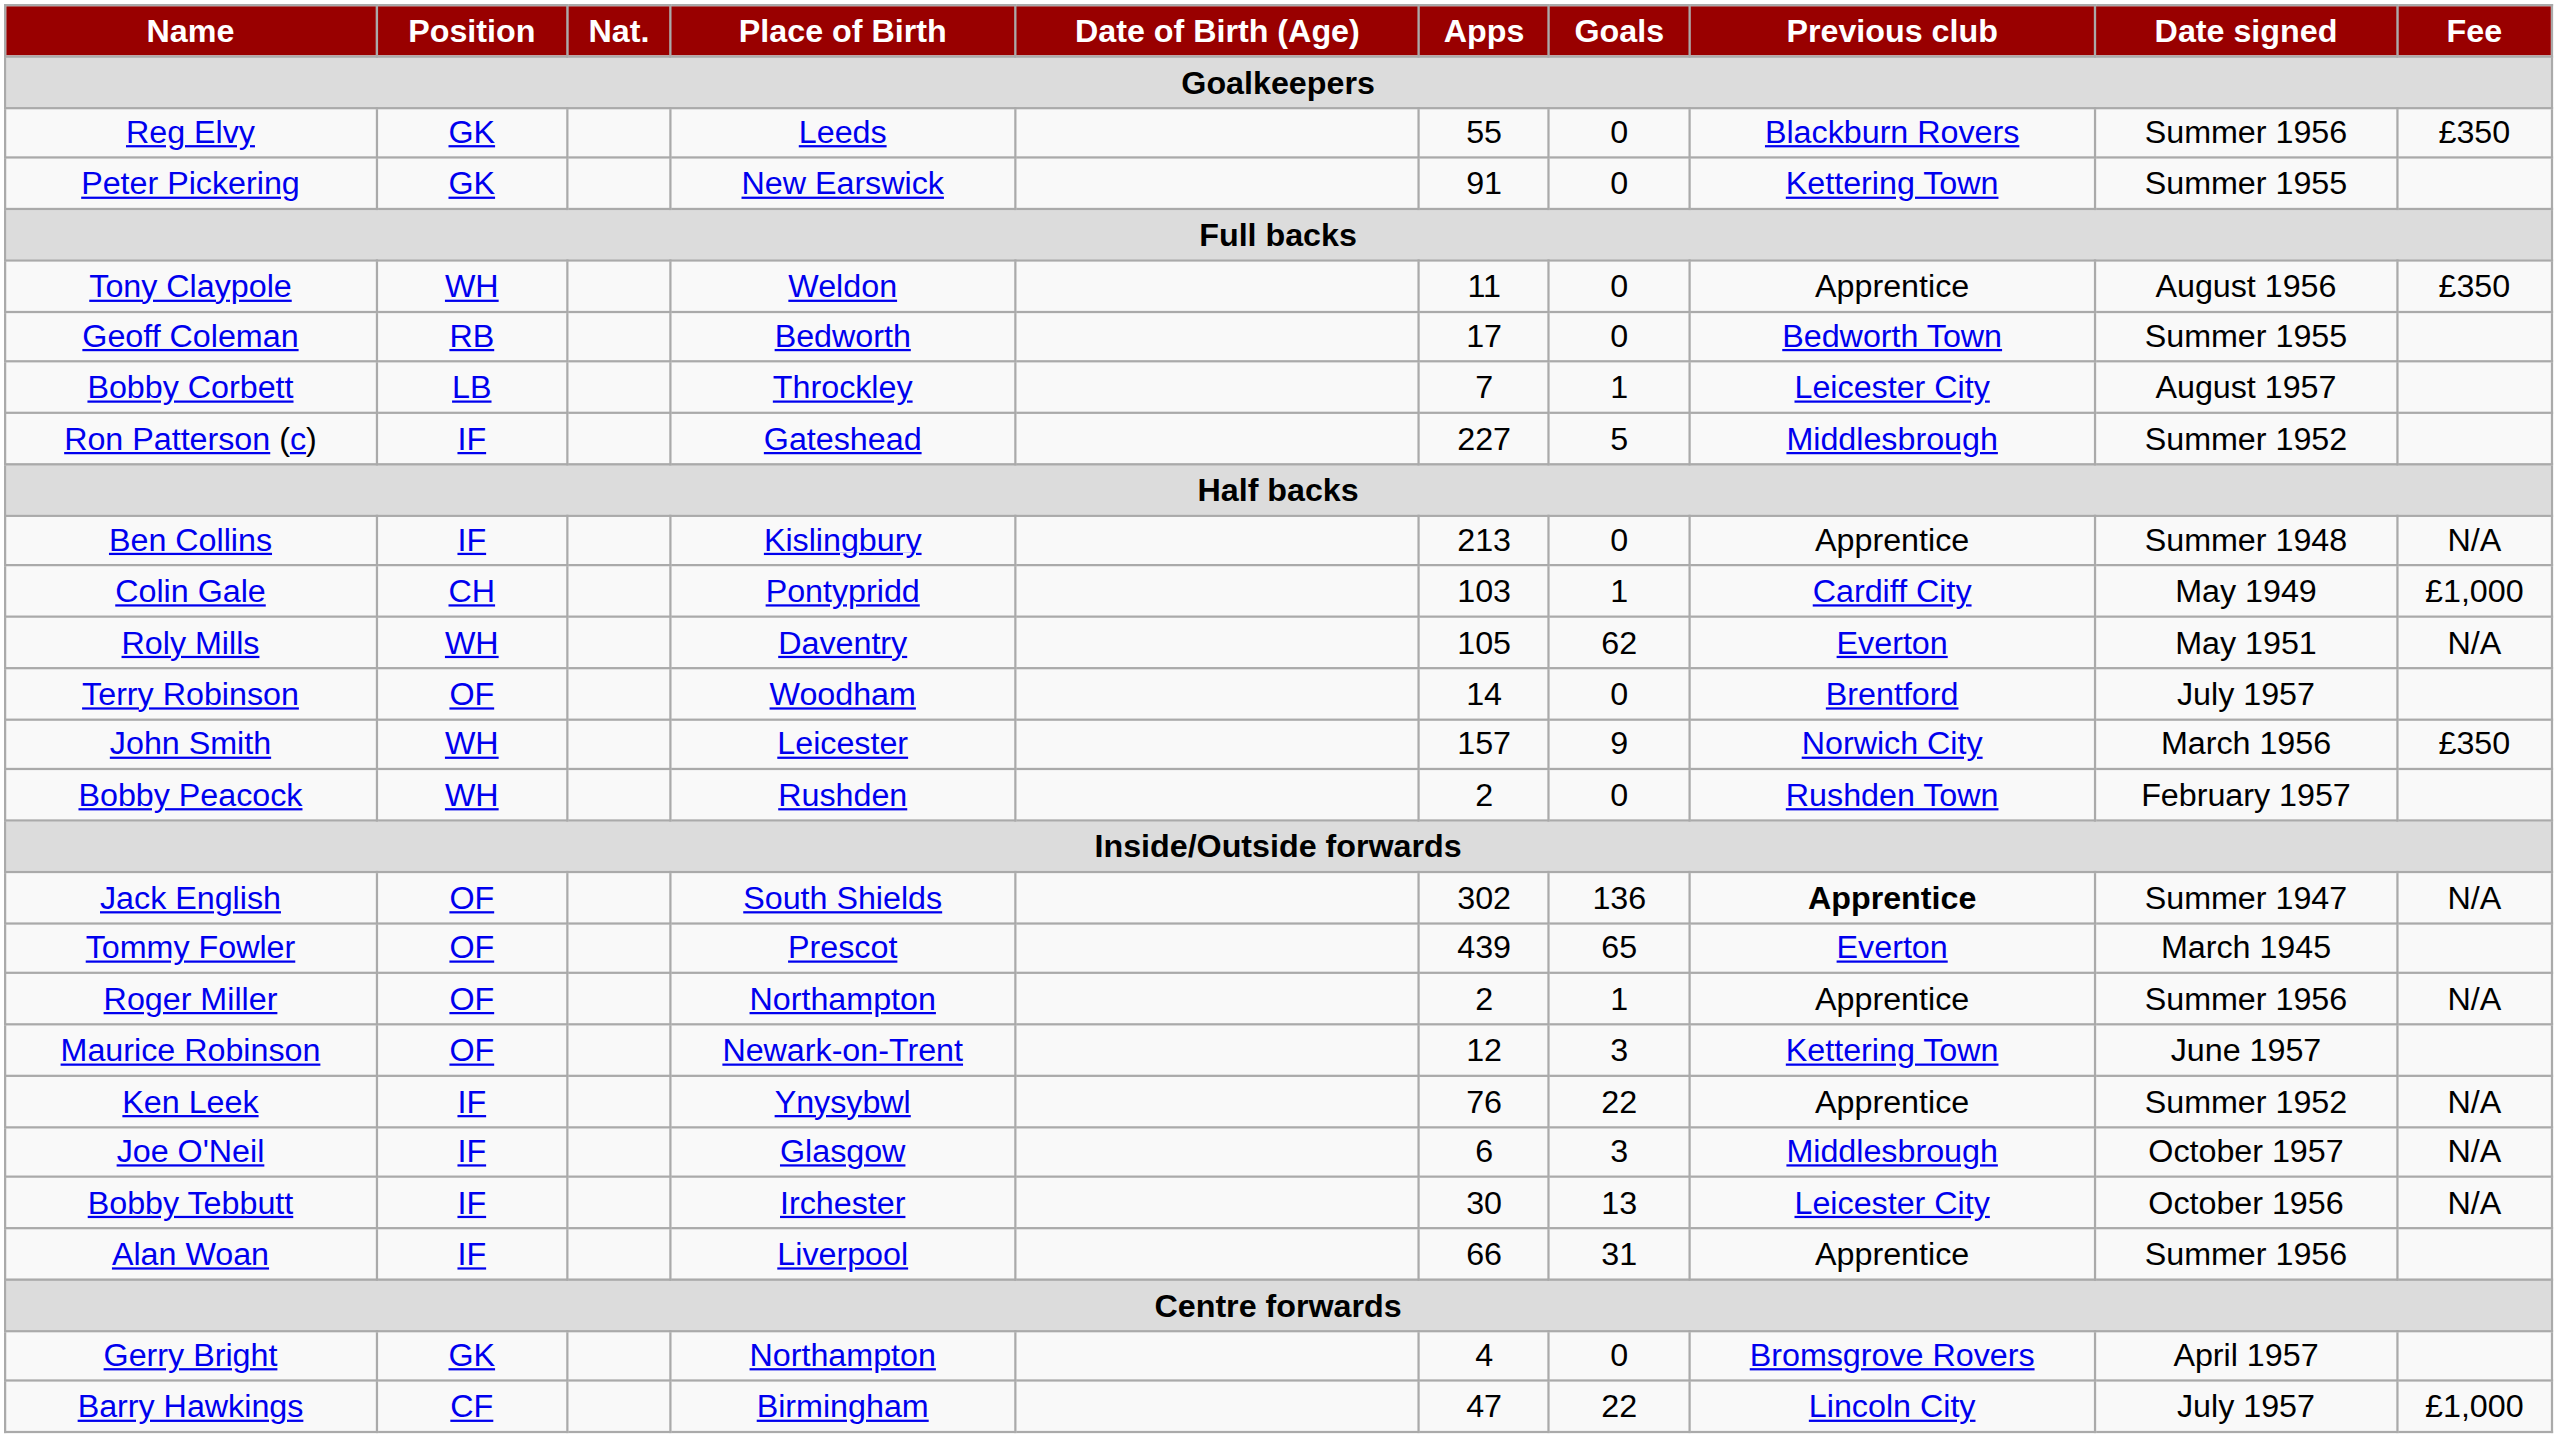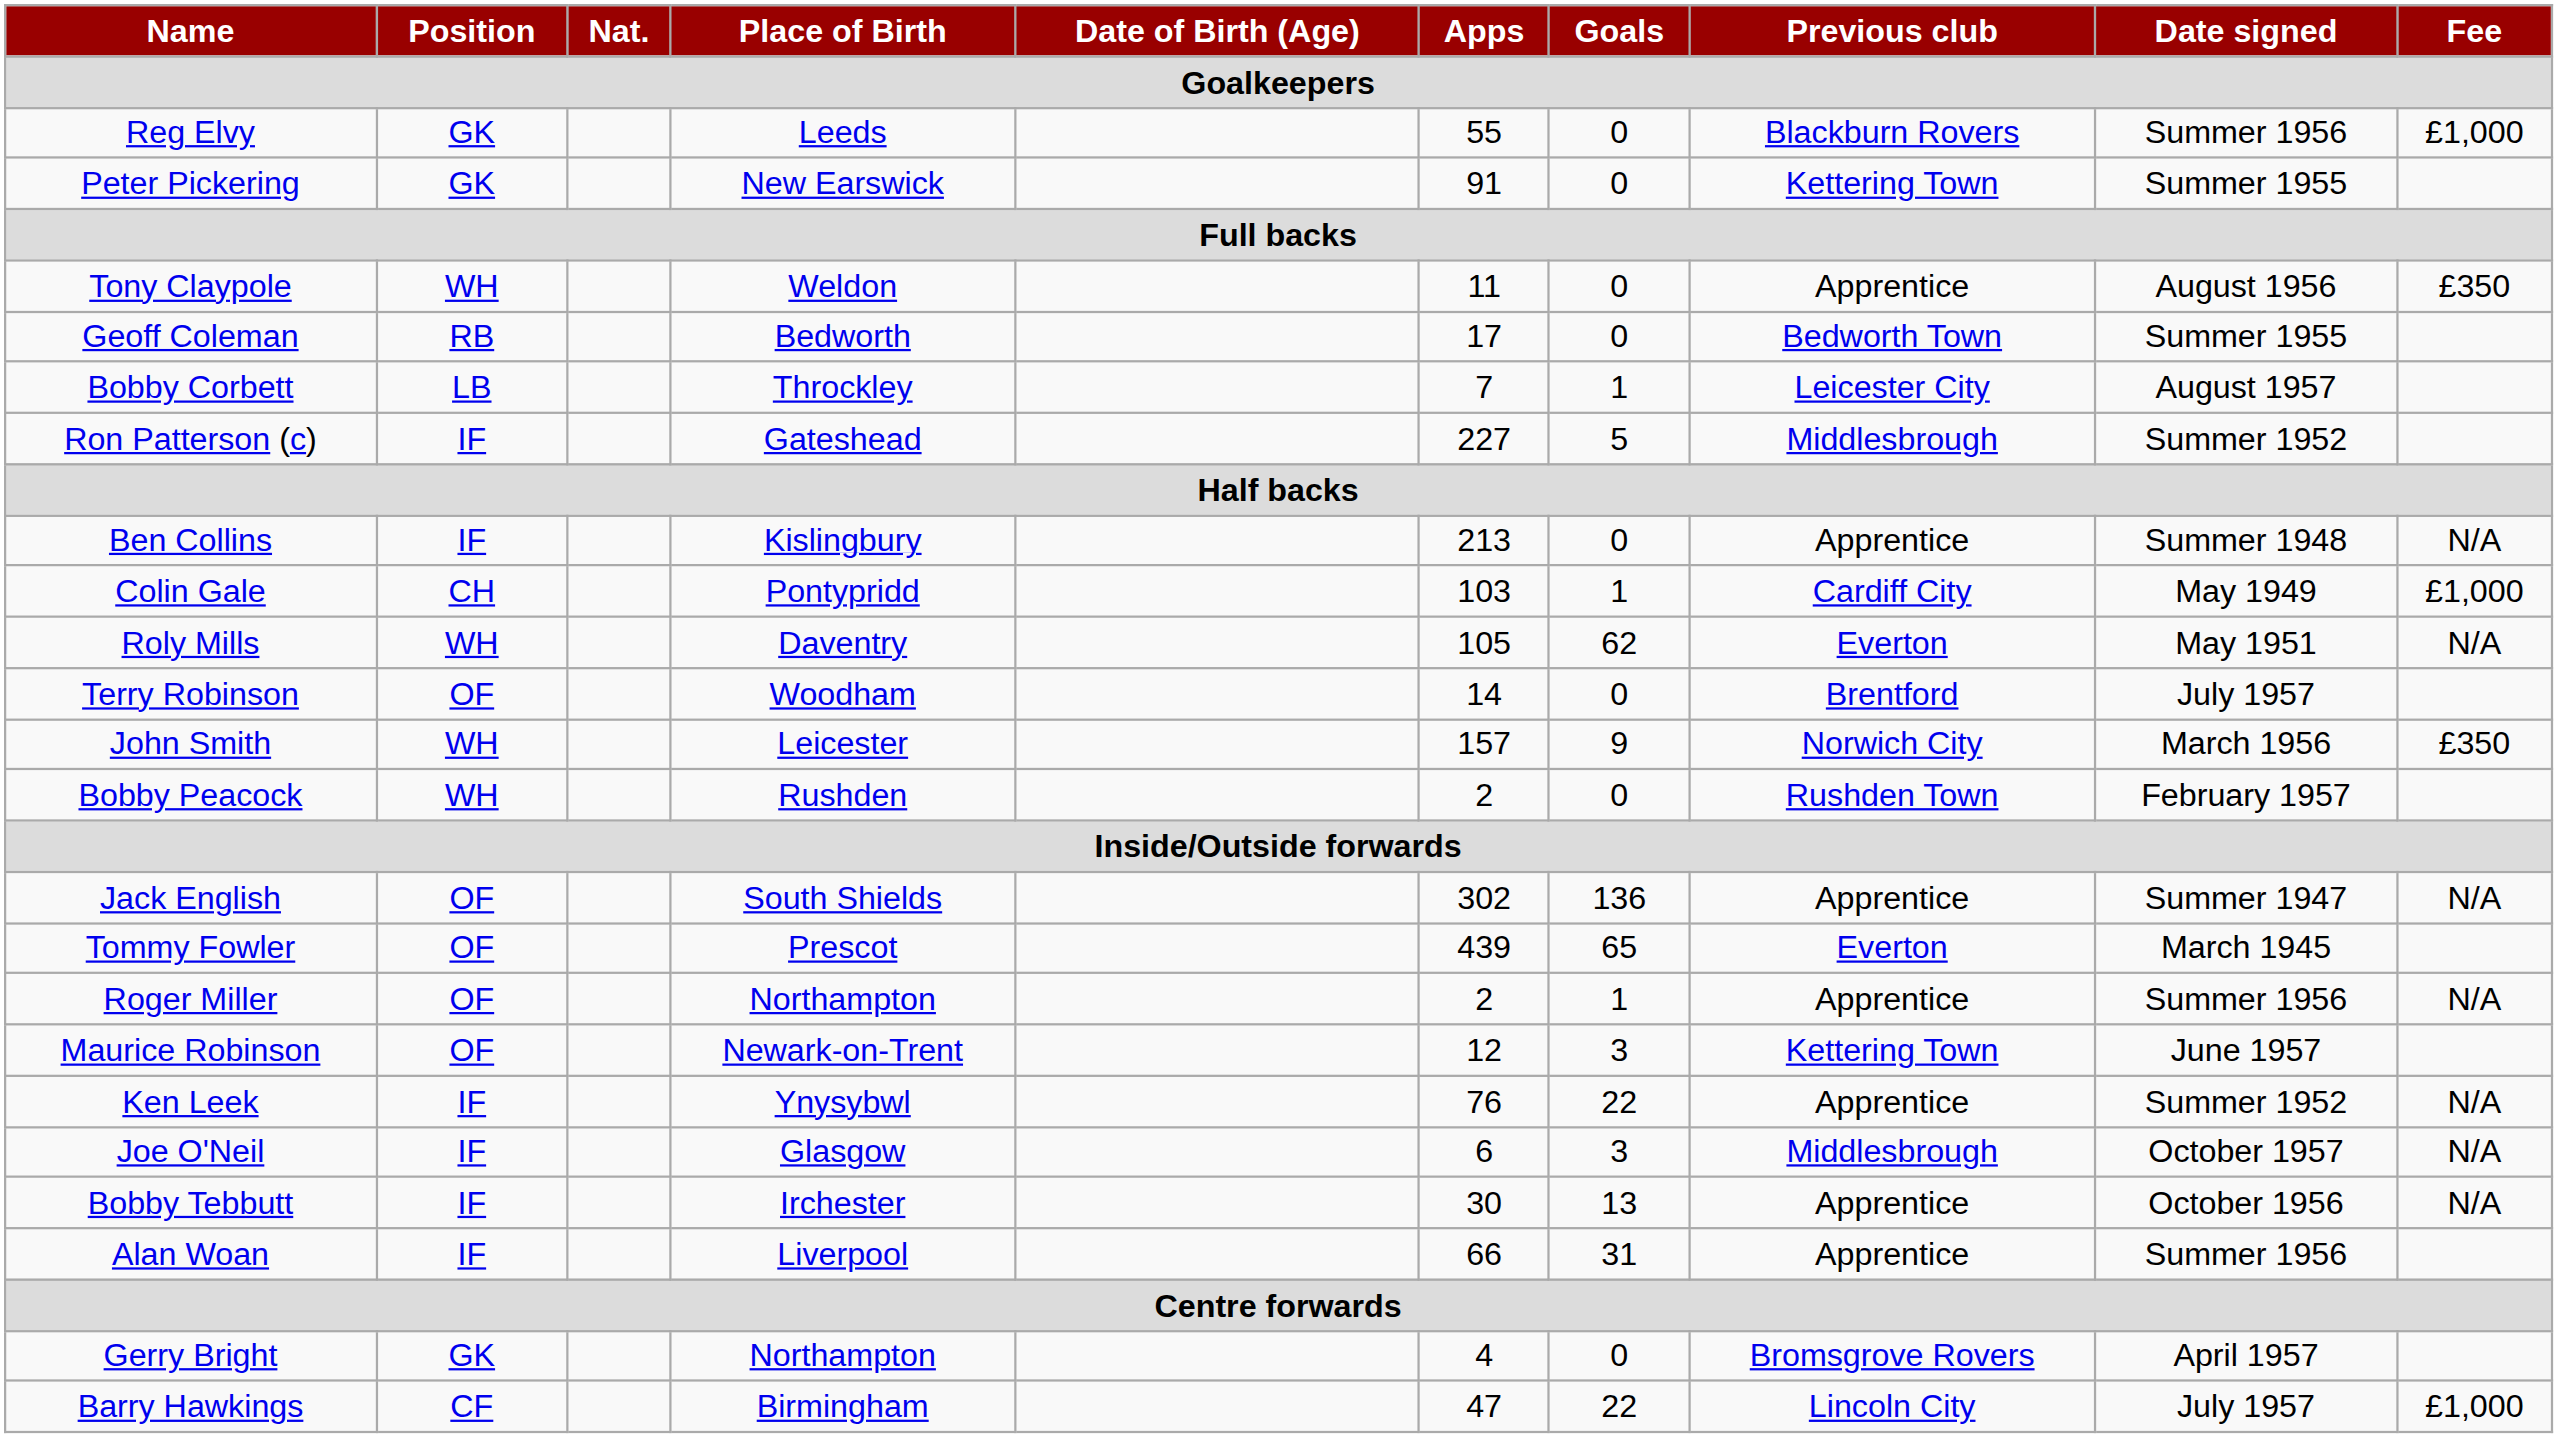(2474, 133) £350 -> (2474, 133) £1,000
(1892, 897) bold -> (1892, 897) normal
(1892, 1203) Leicester City -> (1892, 1203) Apprentice
